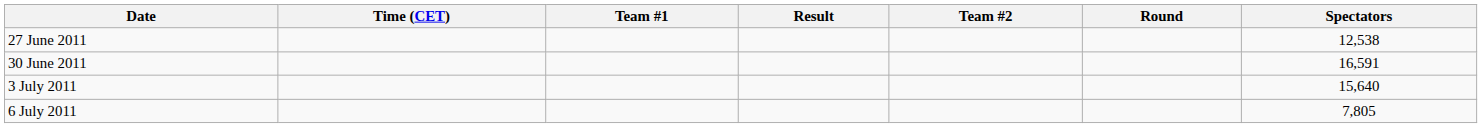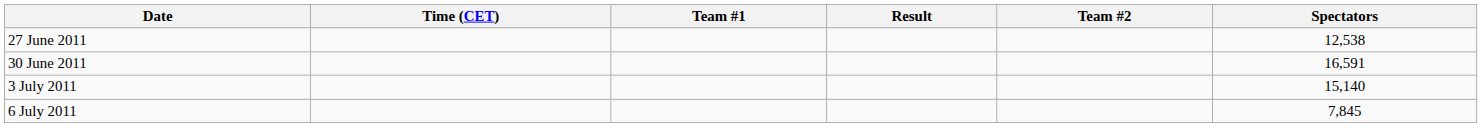- column: (1162, 16)
(1359, 87) 15,640 -> (1345, 87) 15,140
(1359, 110) 7,805 -> (1345, 110) 7,845
